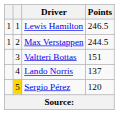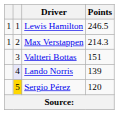(98, 41) 244.5 -> (98, 41) 214.3
(18, 71) no background -> (18, 71) lavender background
(95, 71) 137 -> (95, 71) 139
